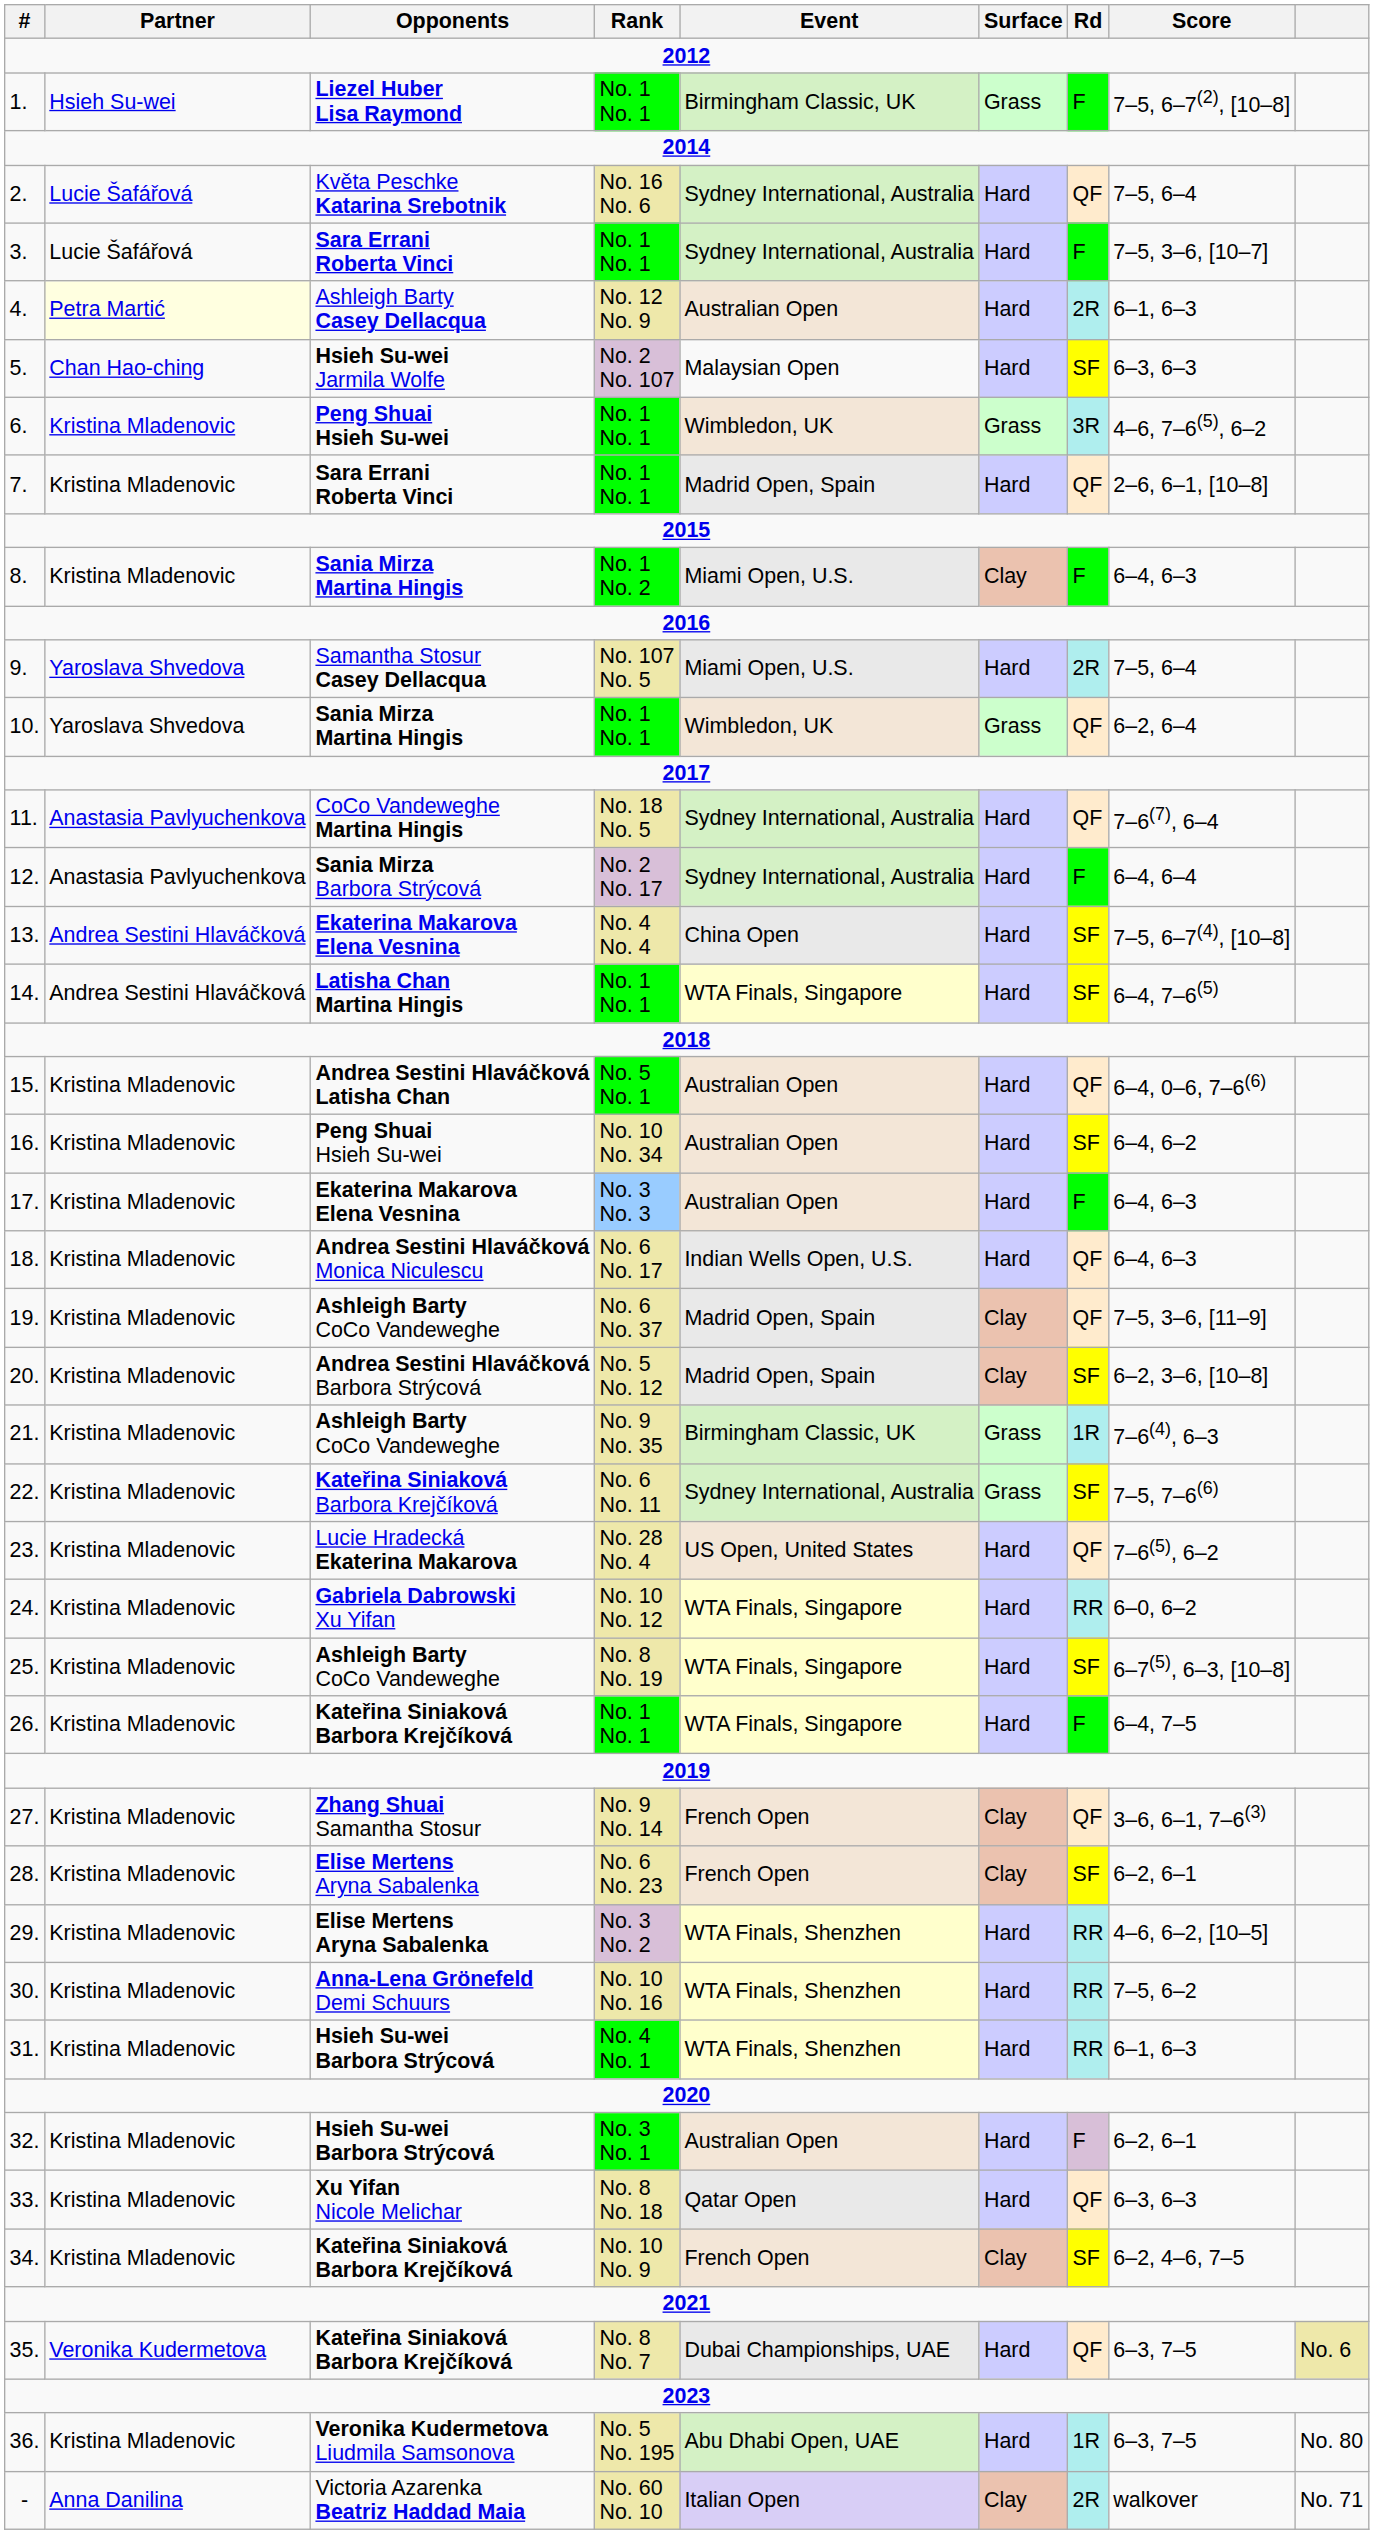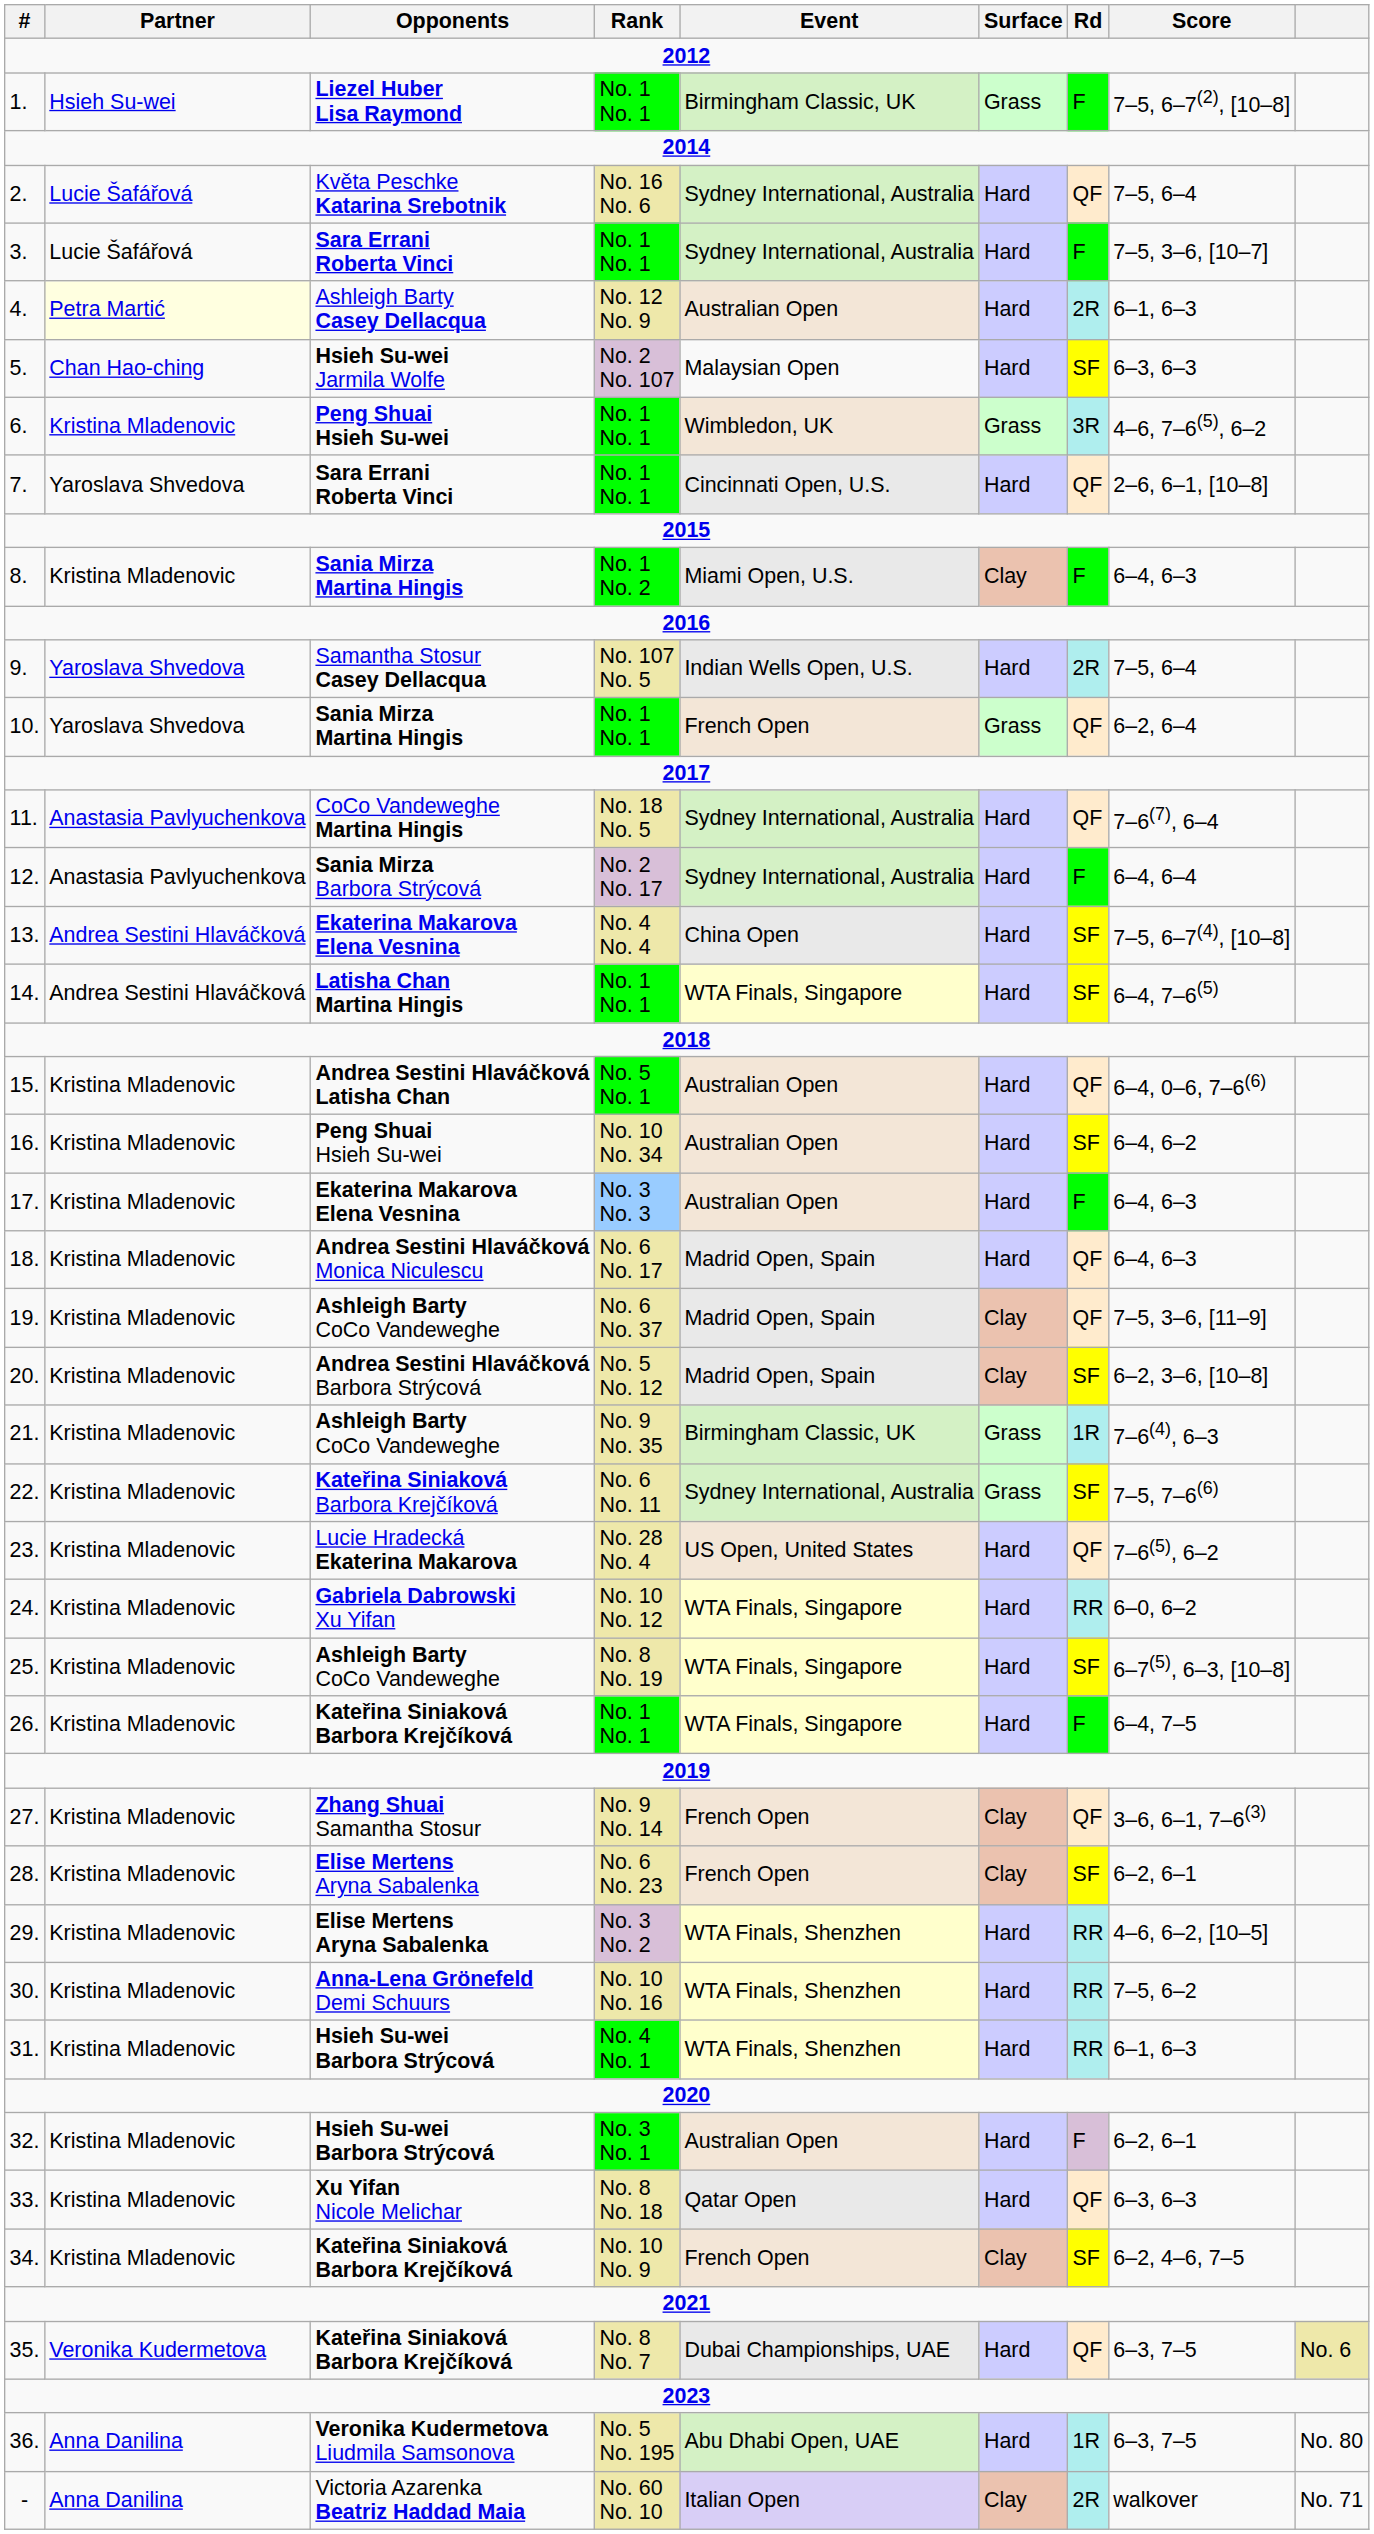(142, 484) Kristina Mladenovic -> (147, 484) Yaroslava Shvedova
(780, 484) Madrid Open, Spain -> (787, 484) Cincinnati Open, U.S.
(769, 668) Miami Open, U.S. -> (799, 668) Indian Wells Open, U.S.
(759, 726) Wimbledon, UK -> (747, 726) French Open
(799, 1259) Indian Wells Open, U.S. -> (780, 1259) Madrid Open, Spain
(142, 2441) Kristina Mladenovic -> (116, 2441) Anna Danilina
